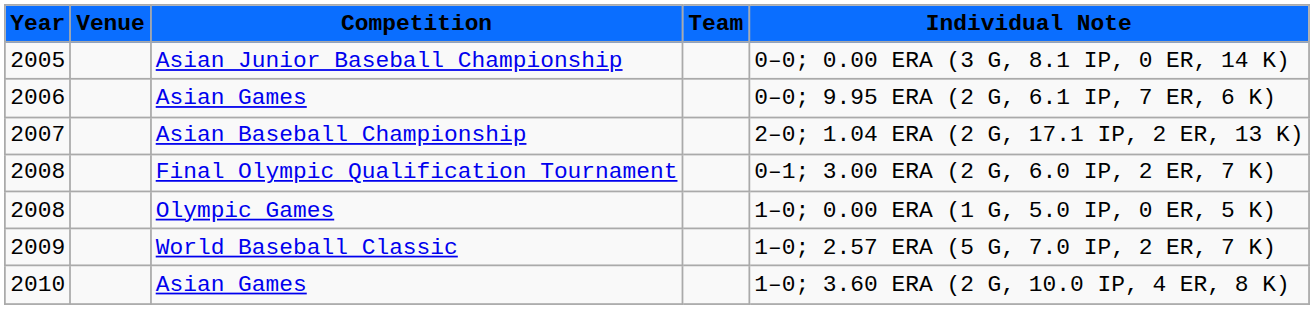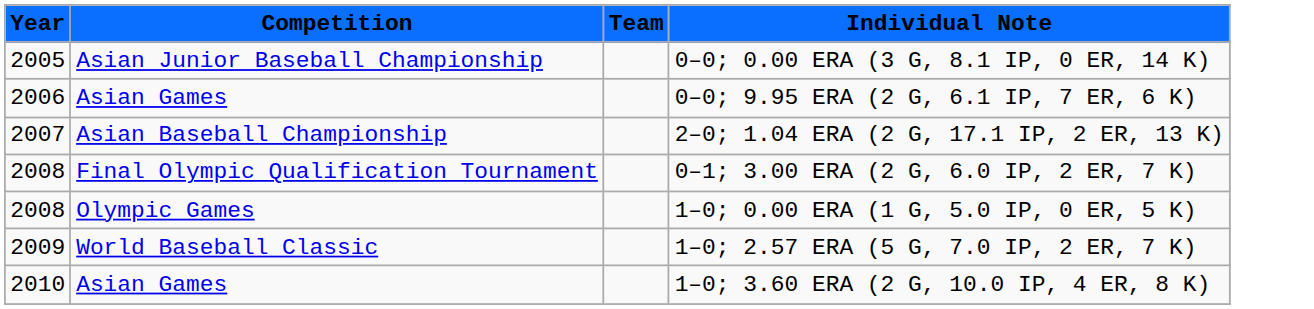- column: (110, 24)
